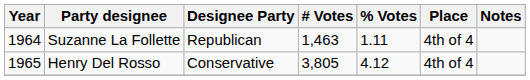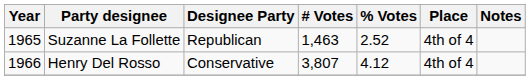(24, 39) 1964 -> (24, 39) 1965
(374, 39) 1.11 -> (375, 39) 2.52
(24, 63) 1965 -> (24, 63) 1966
(320, 63) 3,805 -> (320, 63) 3,807
